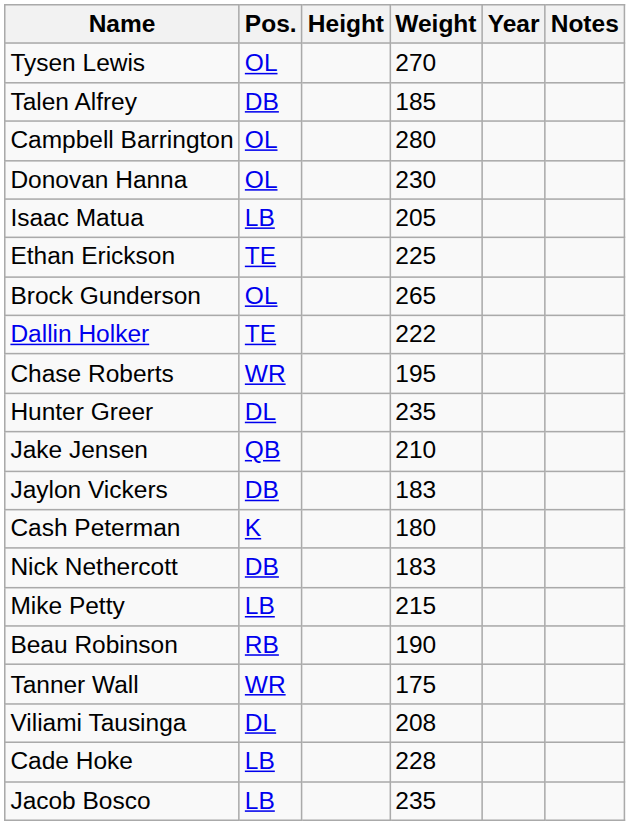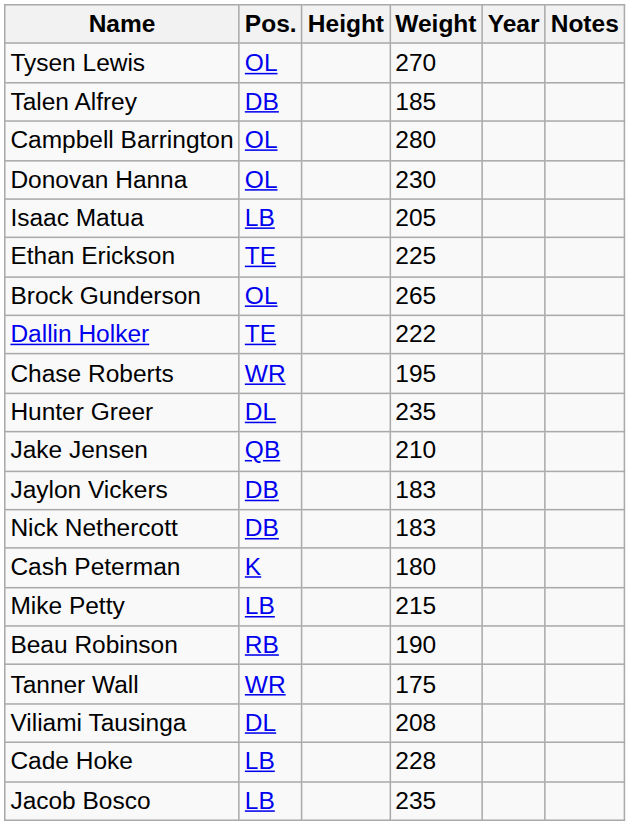rows swapped: (94, 567) <-> (95, 528)
